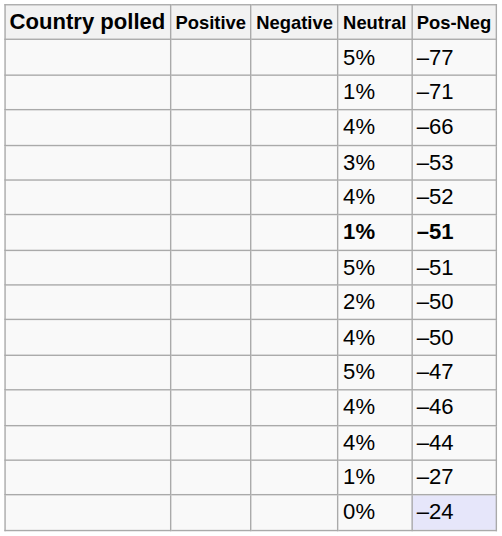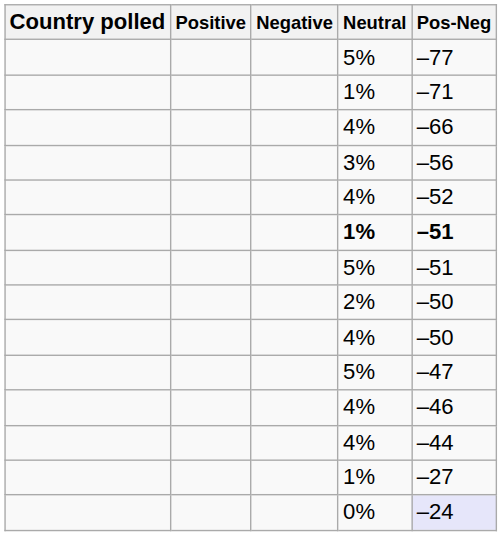(435, 162) –53 -> (435, 162) –56
